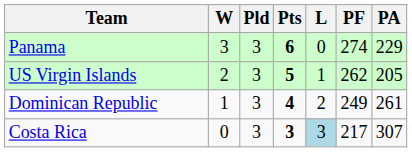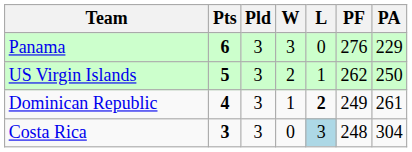columns swapped: (290, 18) <-> (224, 18)
(354, 47) 274 -> (354, 47) 276
(389, 75) 205 -> (389, 75) 250
(321, 103) normal -> (321, 103) bold
(354, 132) 217 -> (354, 132) 248
(389, 132) 307 -> (389, 132) 304
